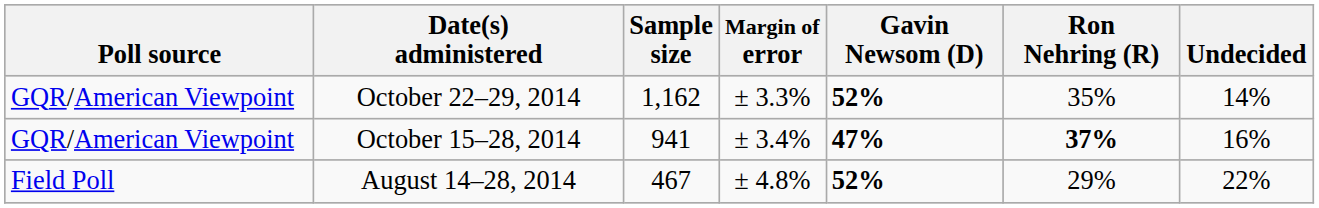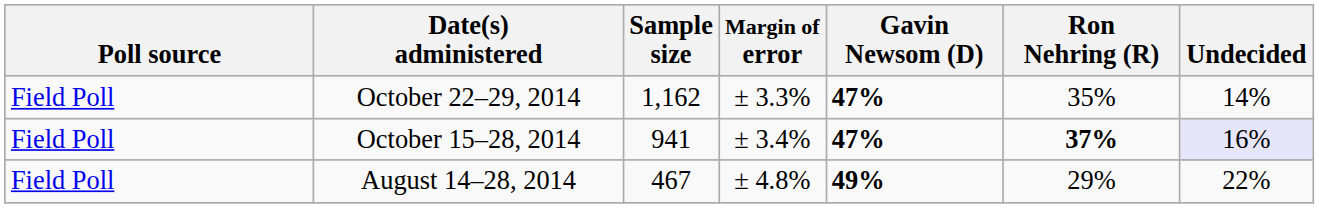(152, 97) GQR/American Viewpoint -> (63, 97) Field Poll
(858, 97) 52% -> (858, 97) 47%
(152, 138) GQR/American Viewpoint -> (63, 138) Field Poll
(1246, 138) no background -> (1246, 138) lavender background
(858, 180) 52% -> (858, 180) 49%
